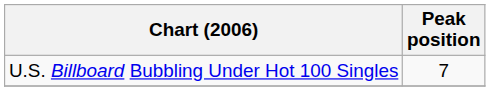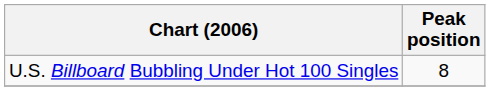(444, 70) 7 -> (444, 70) 8
